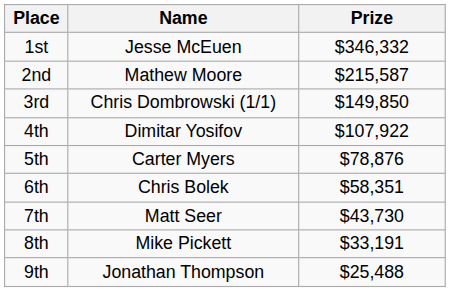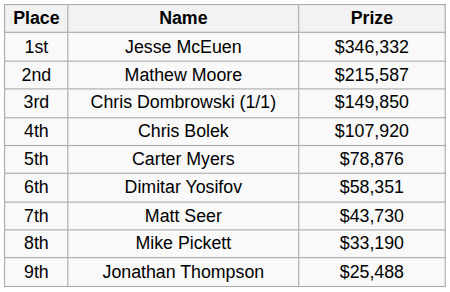(183, 131) Dimitar Yosifov -> (183, 131) Chris Bolek
(372, 131) $107,922 -> (372, 131) $107,920
(183, 187) Chris Bolek -> (183, 187) Dimitar Yosifov
(372, 243) $33,191 -> (372, 243) $33,190
